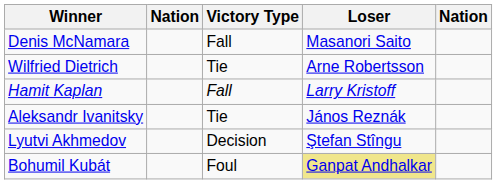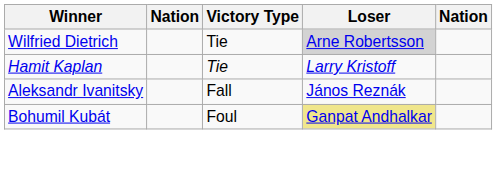- row: (69, 41)
(365, 66) no background -> (365, 41) lightgrey background
(219, 91) Fall -> (217, 66) Tie
(217, 116) Tie -> (219, 91) Fall
- row: (67, 141)
